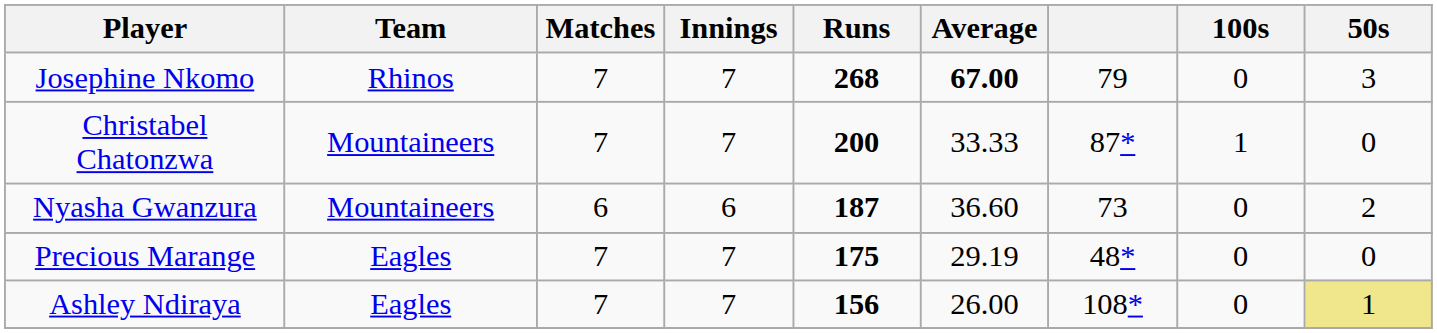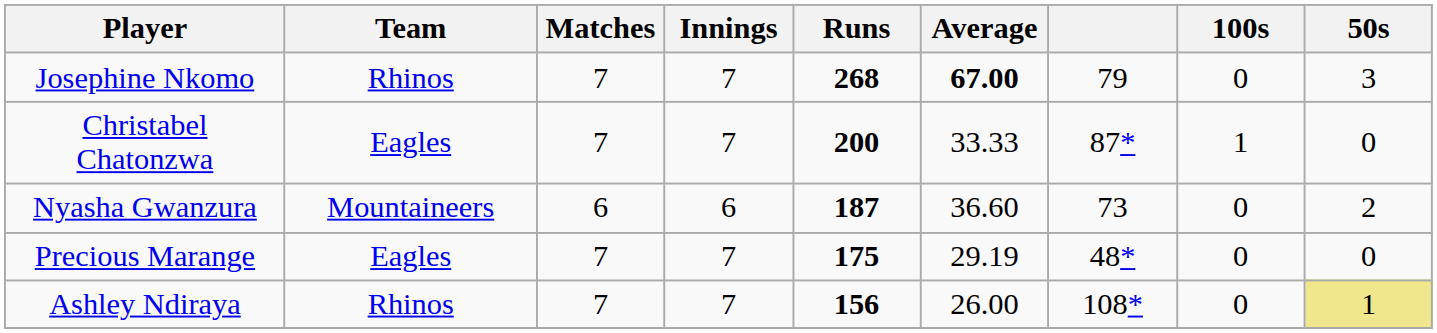(411, 142) Mountaineers -> (411, 142) Eagles
(411, 303) Eagles -> (411, 303) Rhinos
